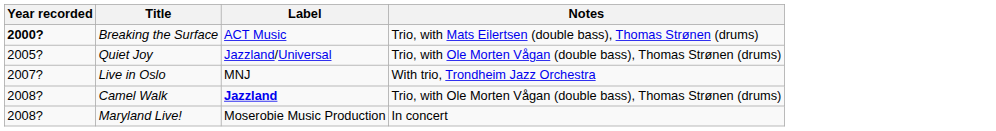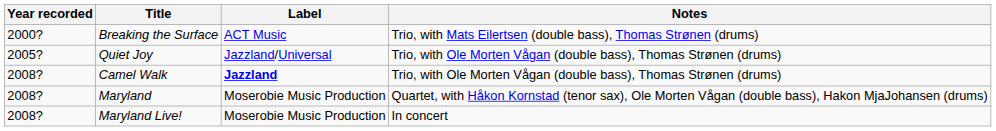(26, 34) bold -> (25, 34) normal
- row: (132, 75)
+ row: (125, 95)
